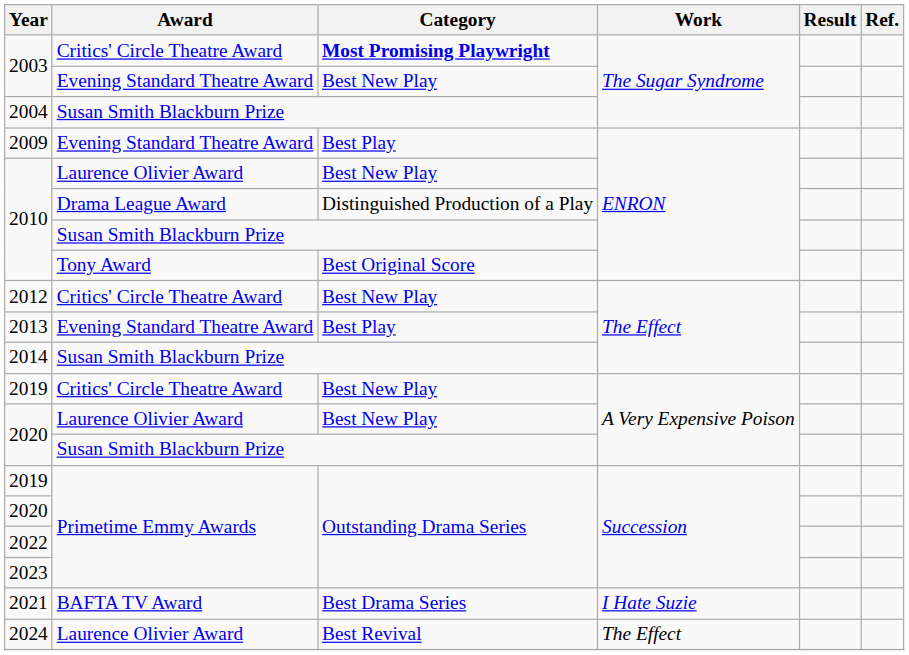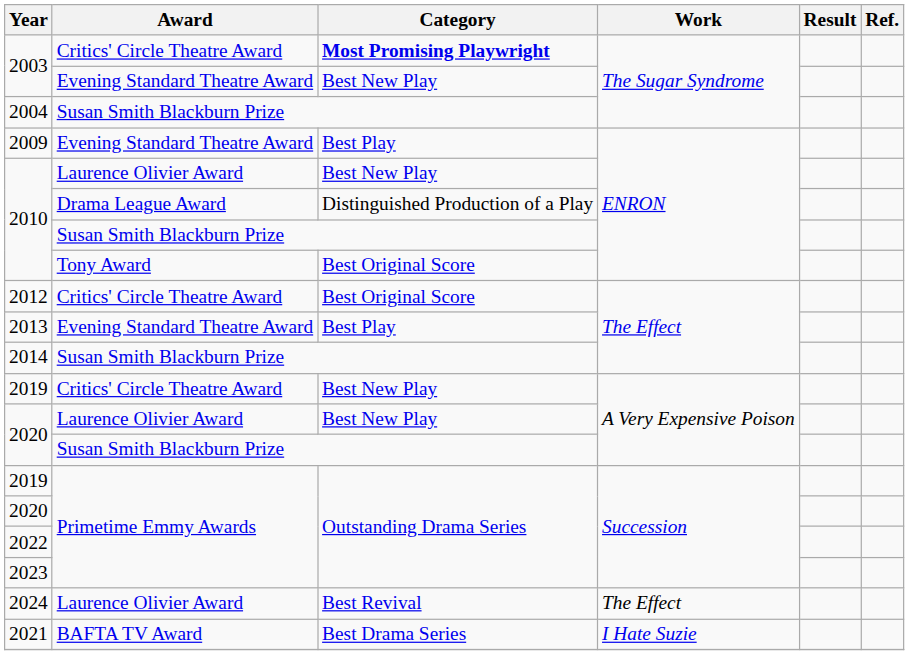(380, 296) Best New Play -> (398, 296) Best Original Score
rows swapped: (28, 603) <-> (28, 633)
